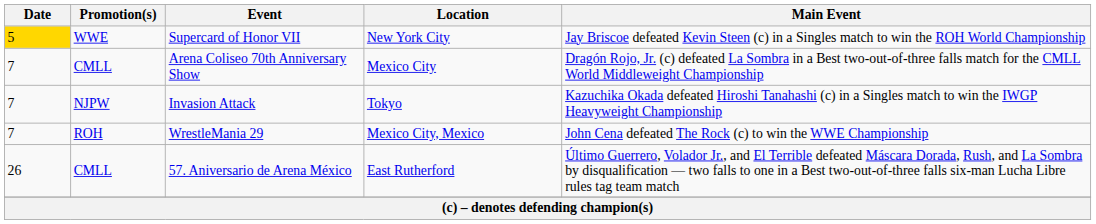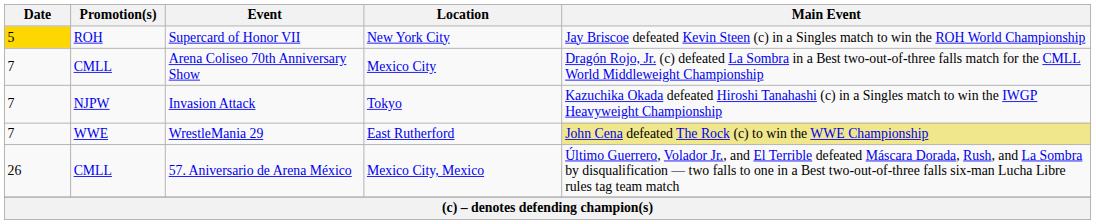(91, 37) WWE -> (88, 37) ROH
(88, 133) ROH -> (91, 133) WWE
(426, 133) Mexico City, Mexico -> (411, 133) East Rutherford
(747, 133) no background -> (747, 133) khaki background
(411, 170) East Rutherford -> (426, 170) Mexico City, Mexico
